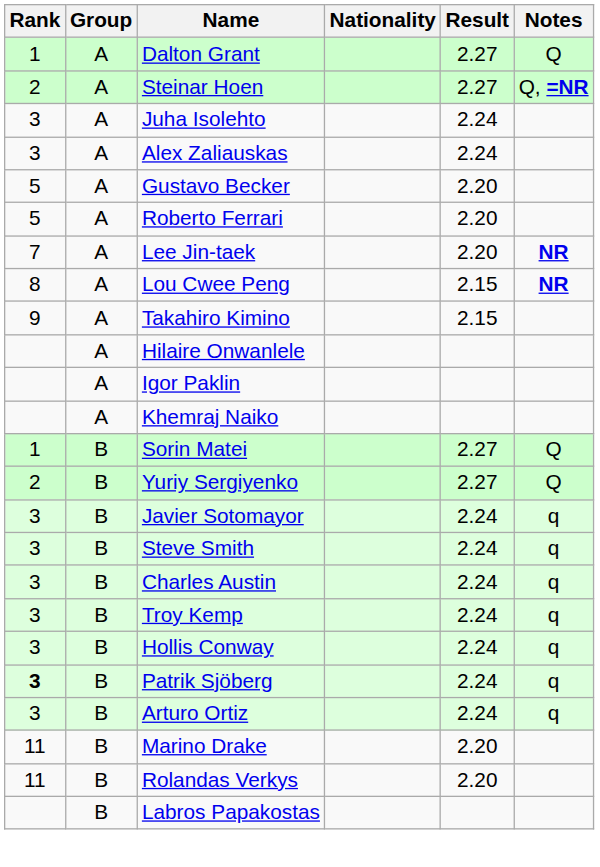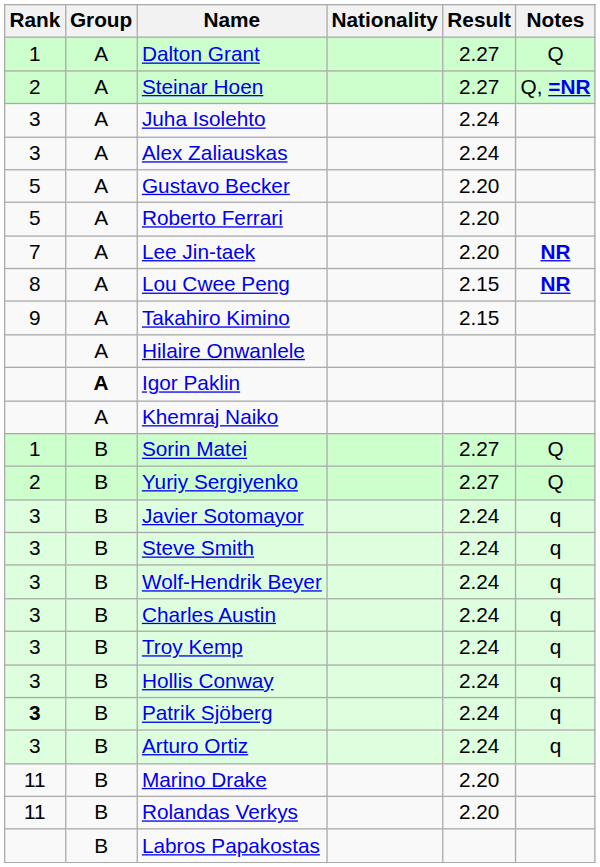(101, 383) normal -> (101, 383) bold
+ row: (232, 581)
